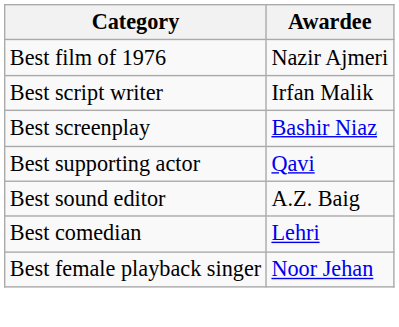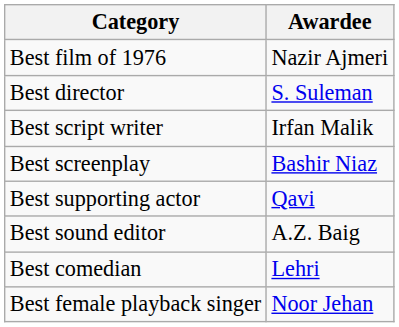+ row: (67, 92)
